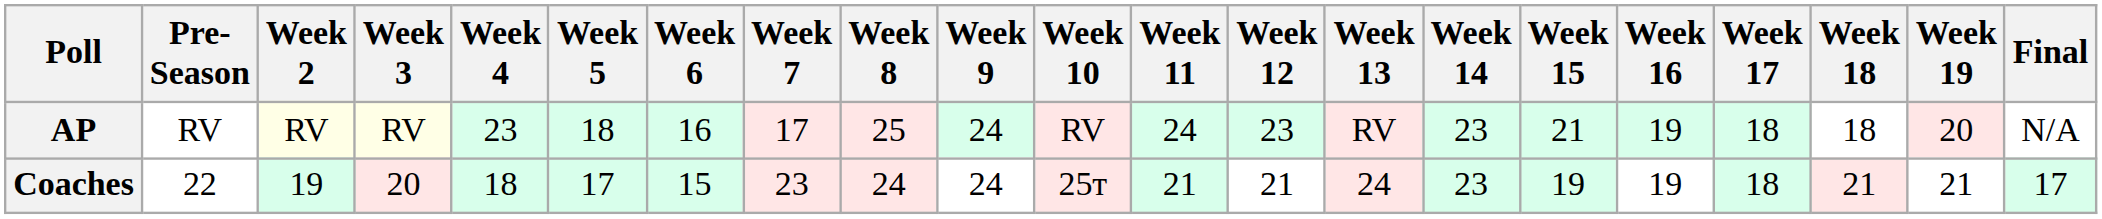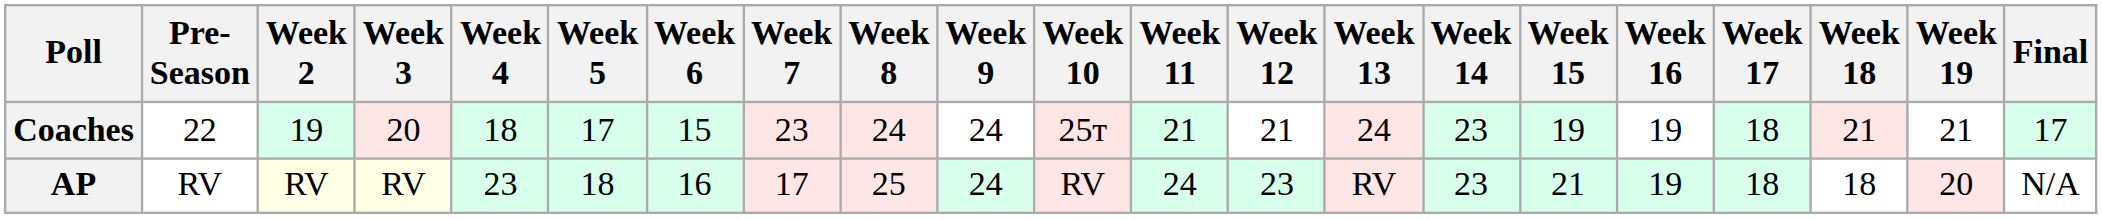rows swapped: (74, 129) <-> (74, 185)
